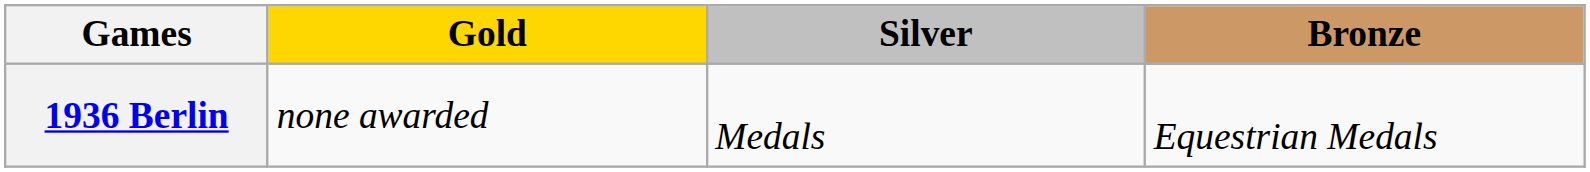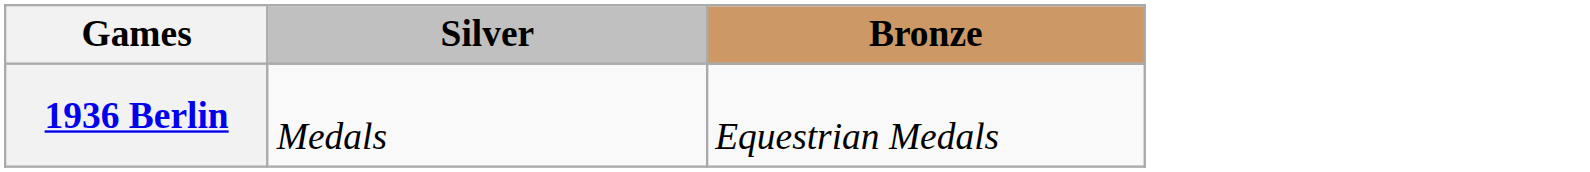- column: (487, 34)
